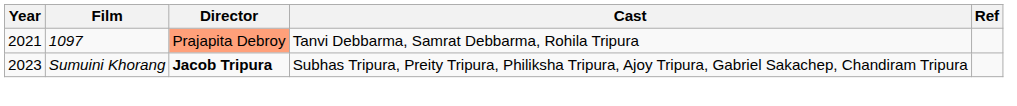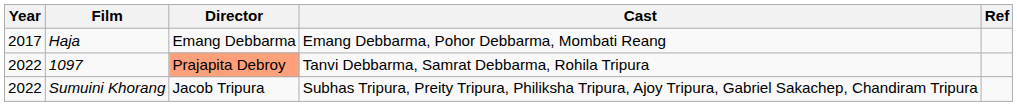+ row: (64, 40)
(25, 40) 2021 -> (25, 64) 2022
(25, 64) 2023 -> (25, 88) 2022
(222, 64) bold -> (218, 88) normal
